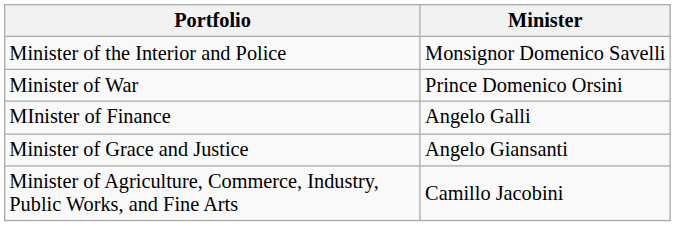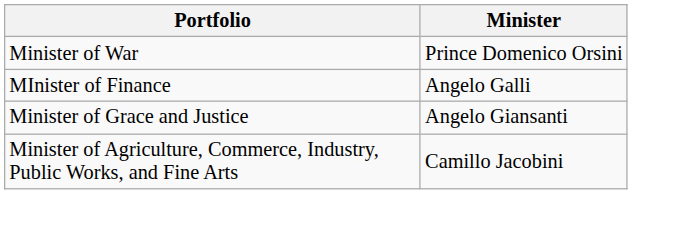- row: (148, 52)
